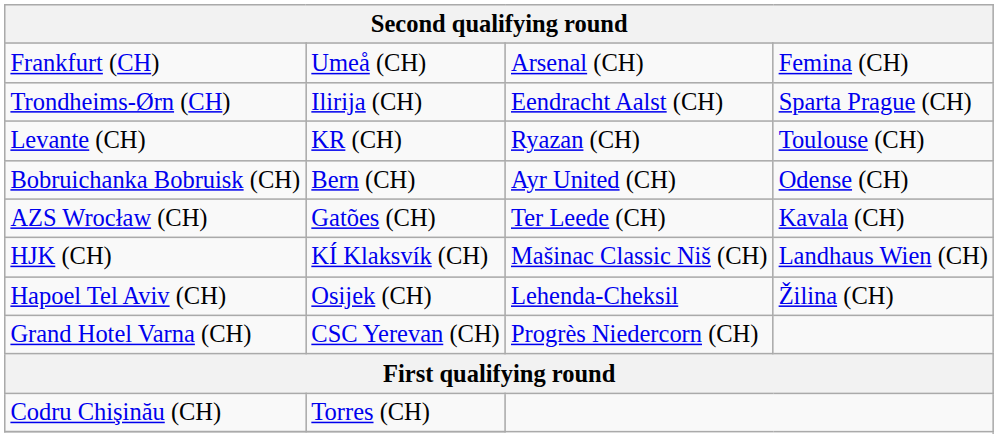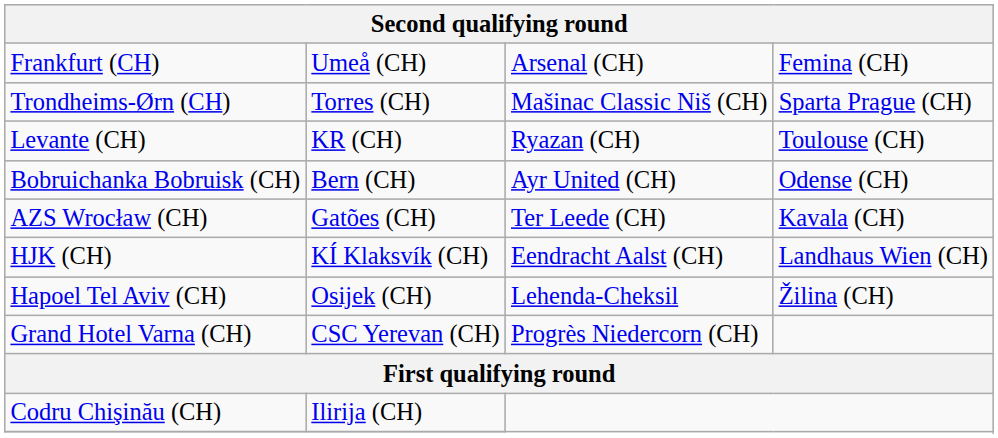(367, 101) Ilirija (CH) -> (371, 101) Torres (CH)
(617, 101) Eendracht Aalst (CH) -> (639, 101) Mašinac Classic Niš (CH)
(639, 256) Mašinac Classic Niš (CH) -> (617, 256) Eendracht Aalst (CH)
(371, 412) Torres (CH) -> (367, 412) Ilirija (CH)
